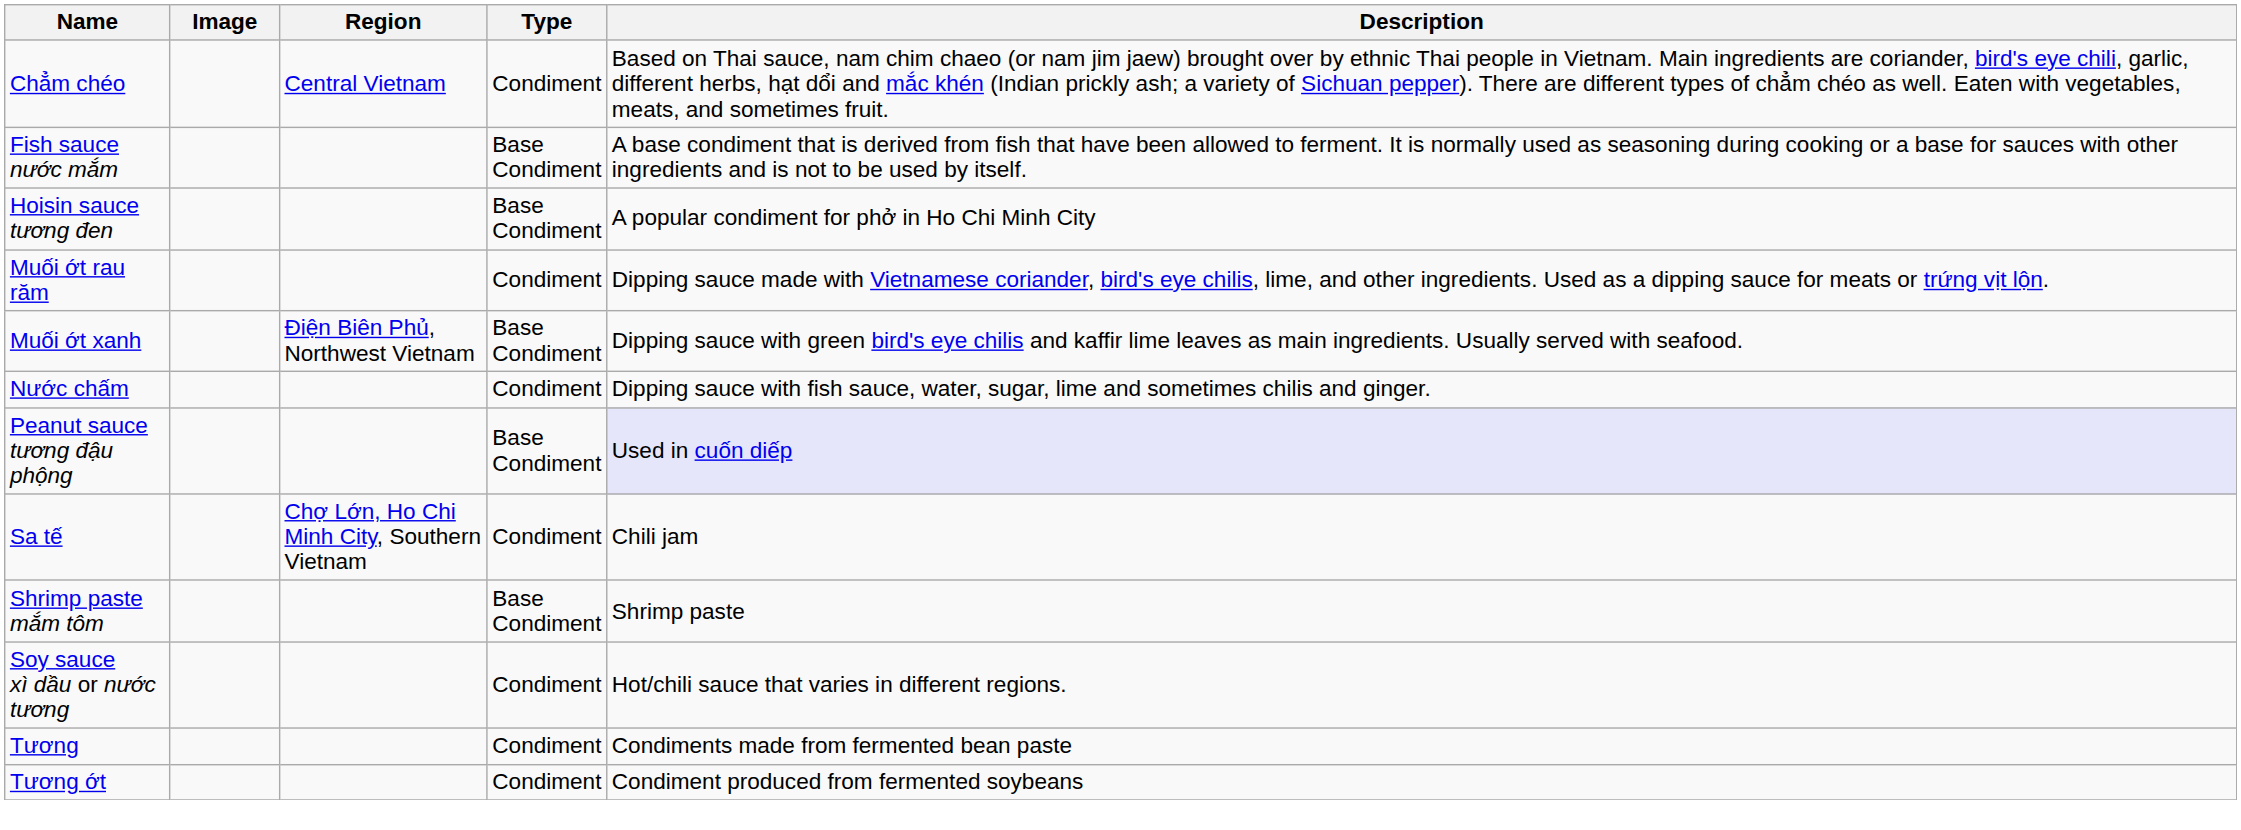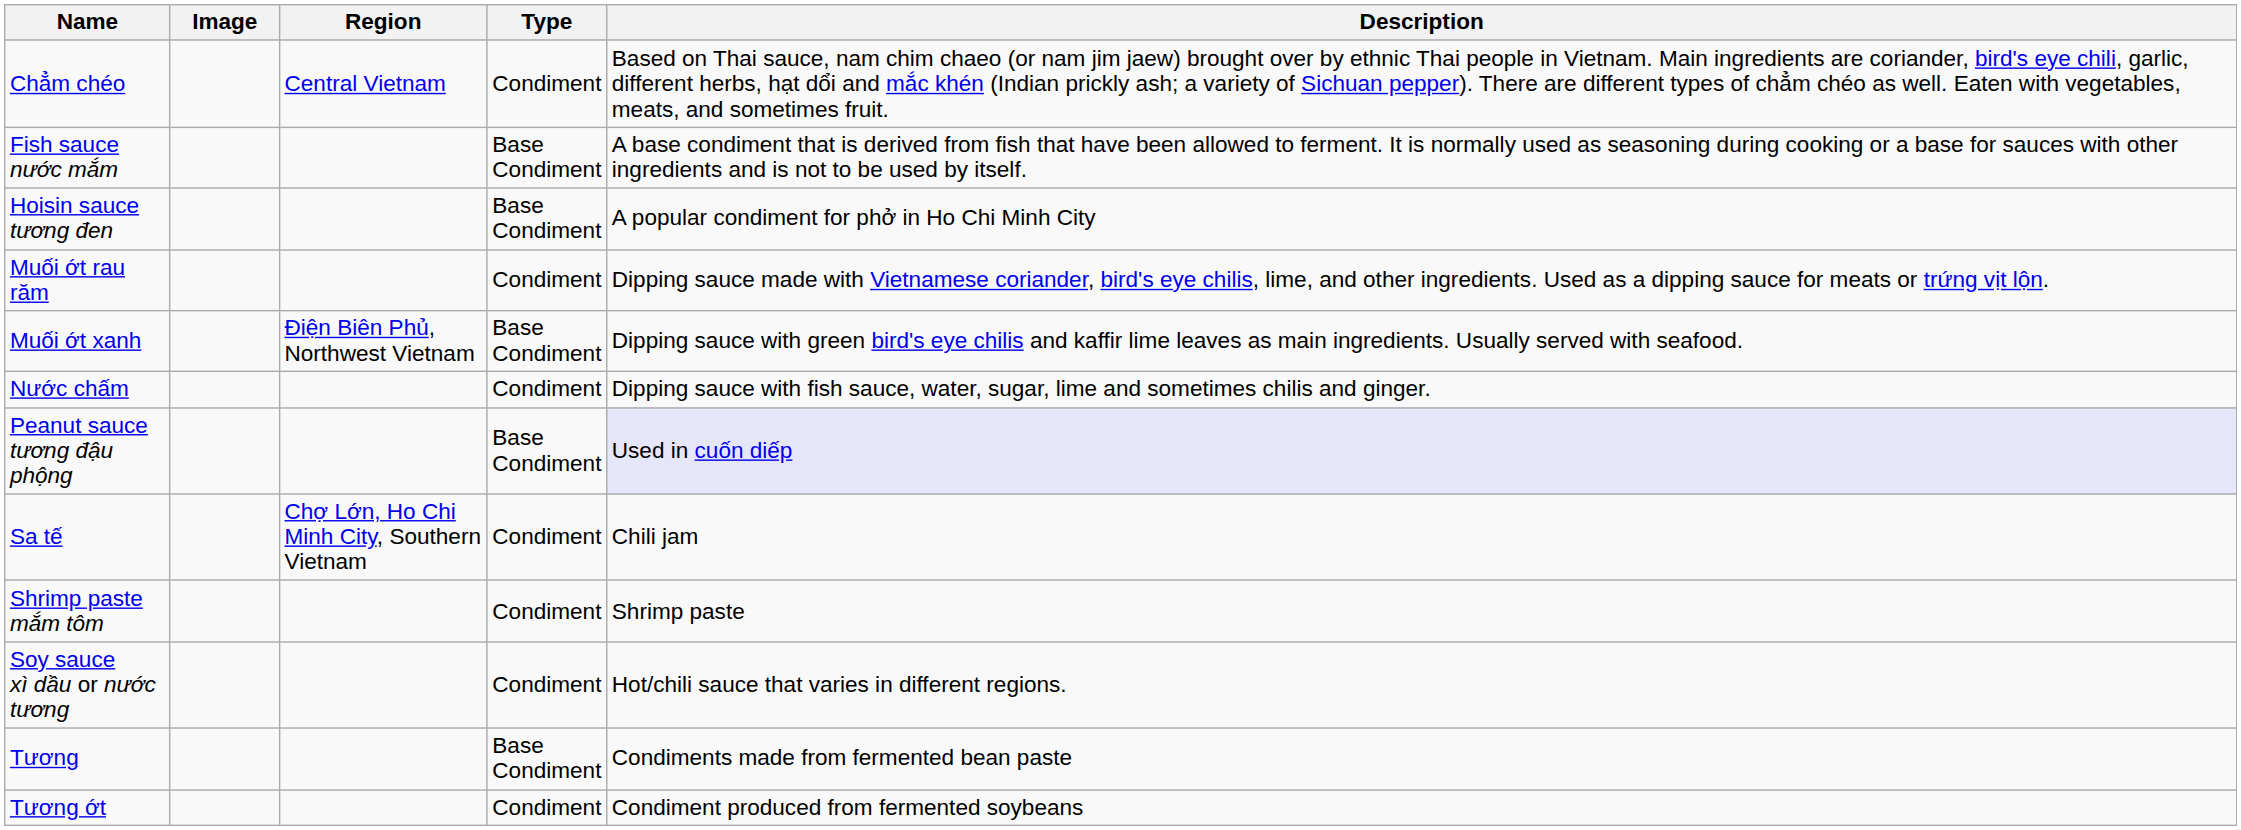(547, 610) Base Condiment -> (547, 610) Condiment
(547, 745) Condiment -> (547, 758) Base Condiment
